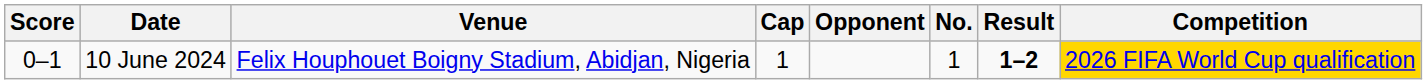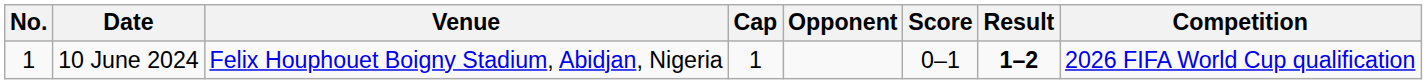columns swapped: (954, 22) <-> (42, 22)
(1240, 59) gold background -> (1240, 59) no background
